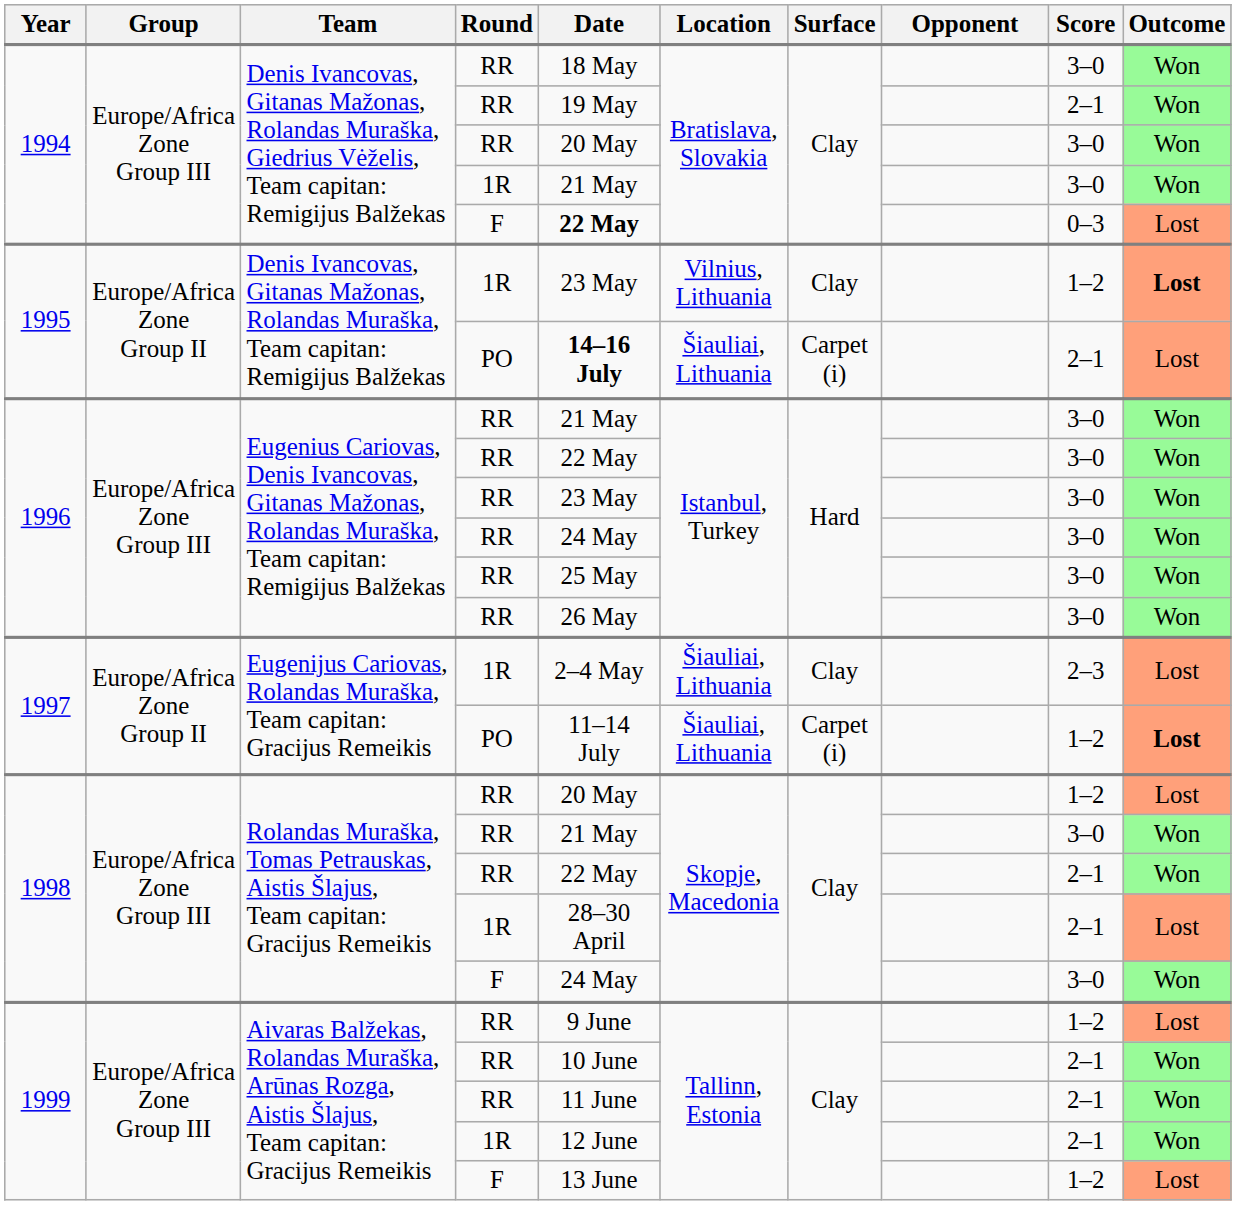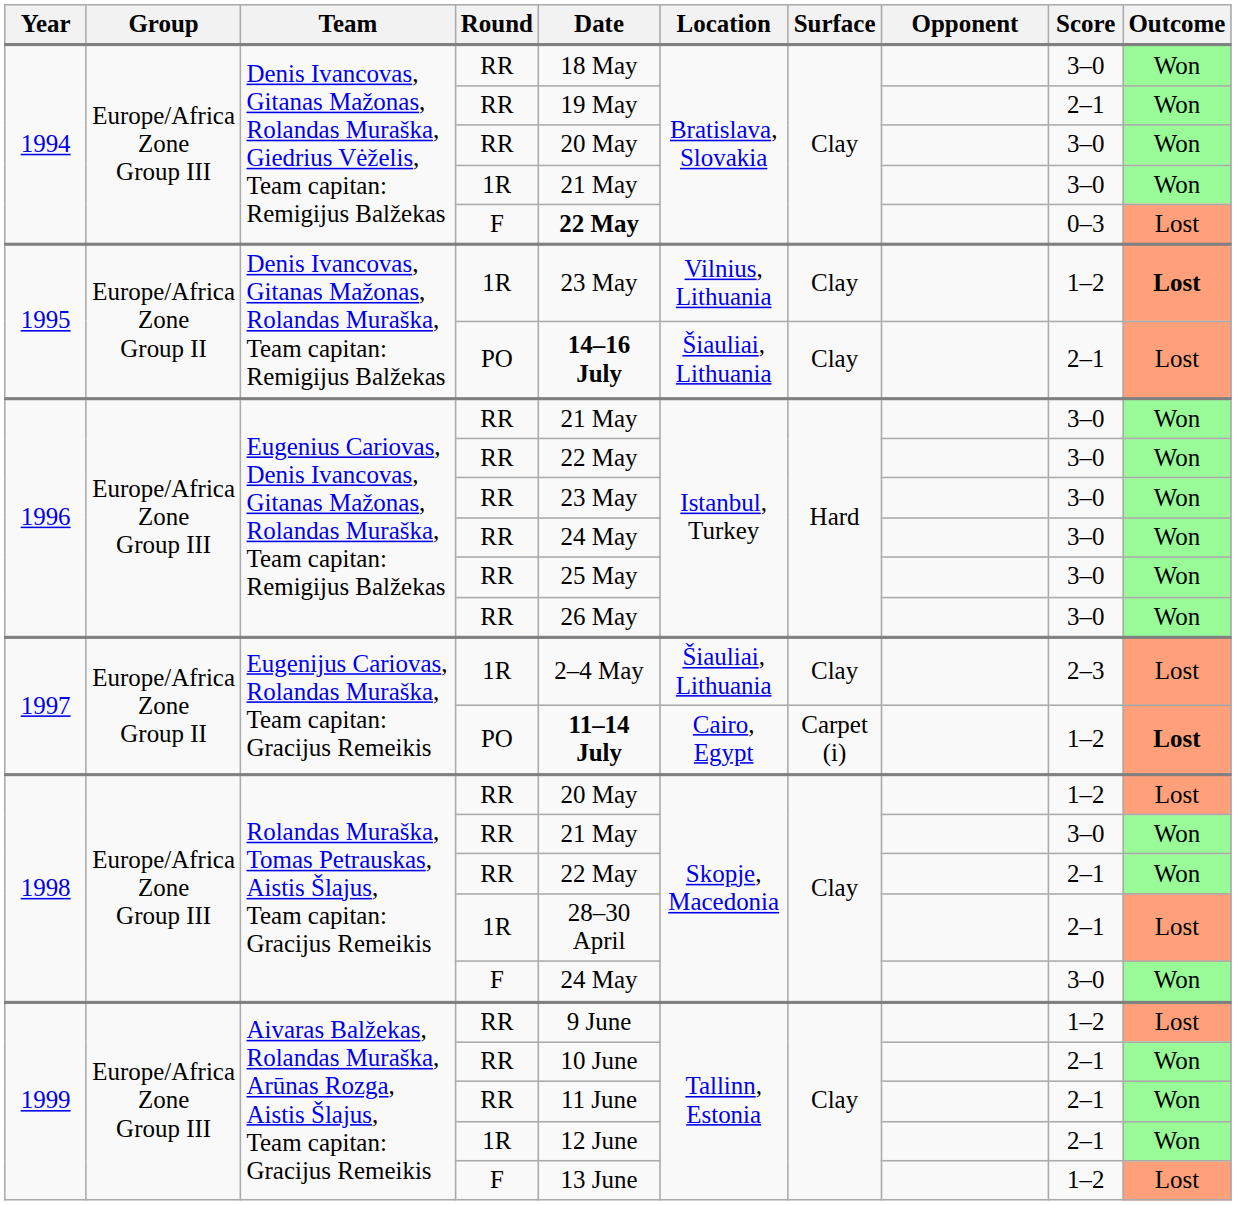(835, 359) Carpet (i) -> (835, 359) Clay
(599, 739) normal -> (599, 739) bold
(724, 739) Šiauliai, Lithuania -> (724, 739) Cairo, Egypt
